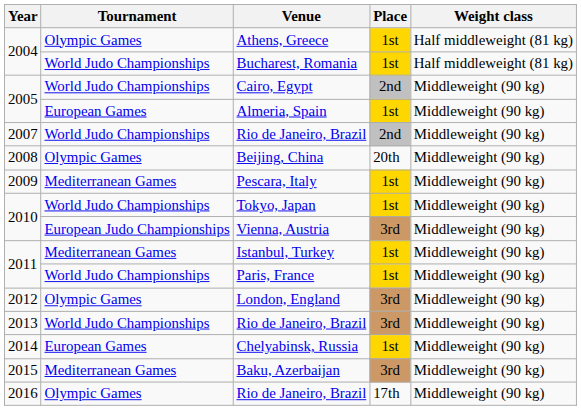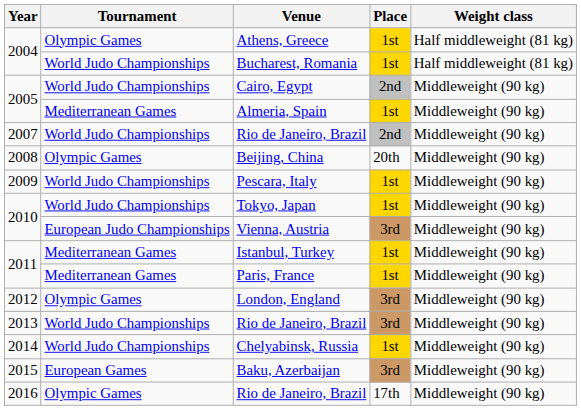(96, 110) European Games -> (110, 110) Mediterranean Games
(110, 181) Mediterranean Games -> (127, 181) World Judo Championships
(127, 275) World Judo Championships -> (110, 275) Mediterranean Games
(96, 346) European Games -> (127, 346) World Judo Championships
(110, 370) Mediterranean Games -> (96, 370) European Games
